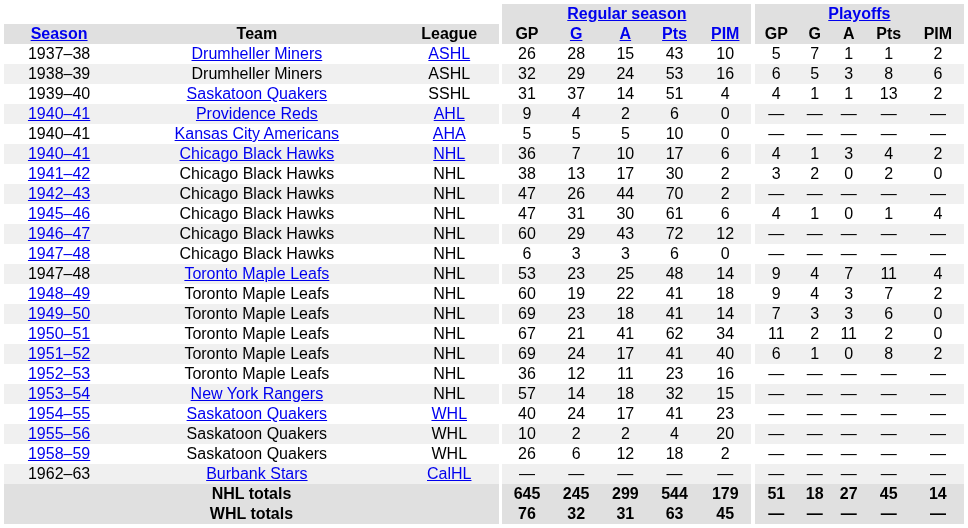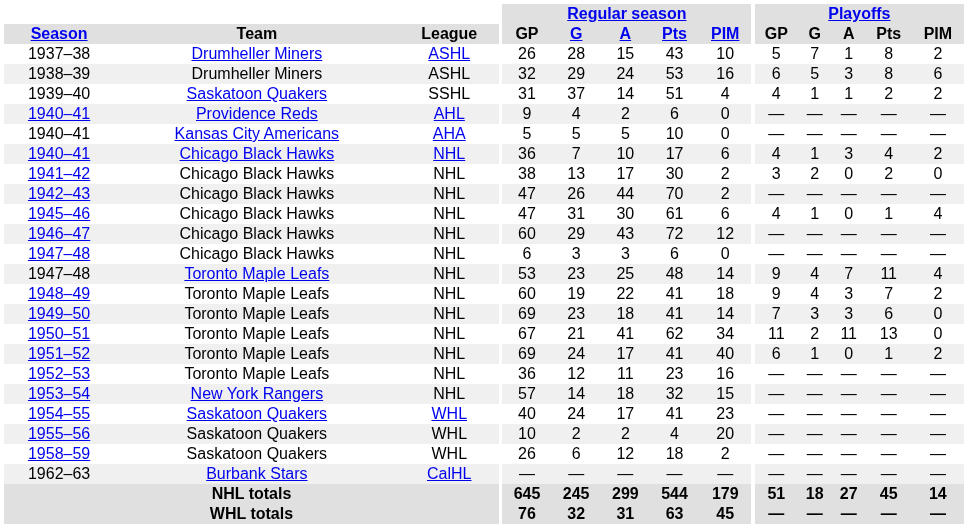(889, 54) 1 -> (889, 54) 8
(889, 94) 13 -> (889, 94) 2
(889, 334) 2 -> (889, 334) 13
(889, 354) 8 -> (889, 354) 1
